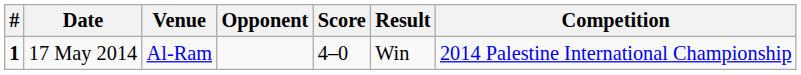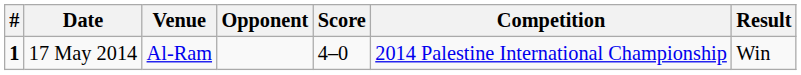columns swapped: (403, 20) <-> (616, 20)
